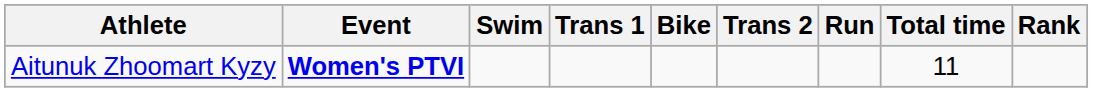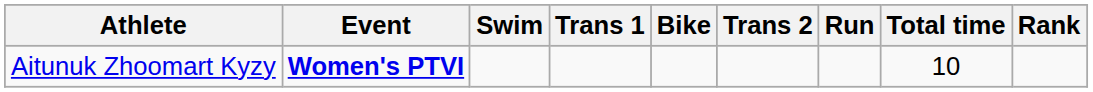(946, 66) 11 -> (946, 66) 10
